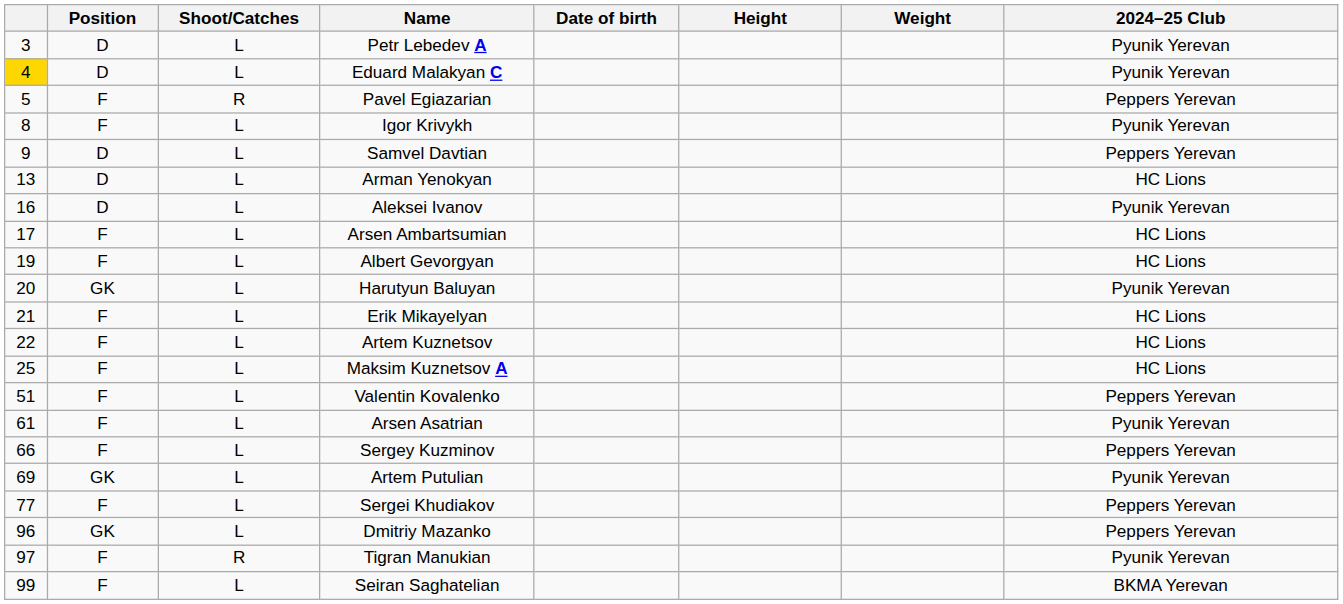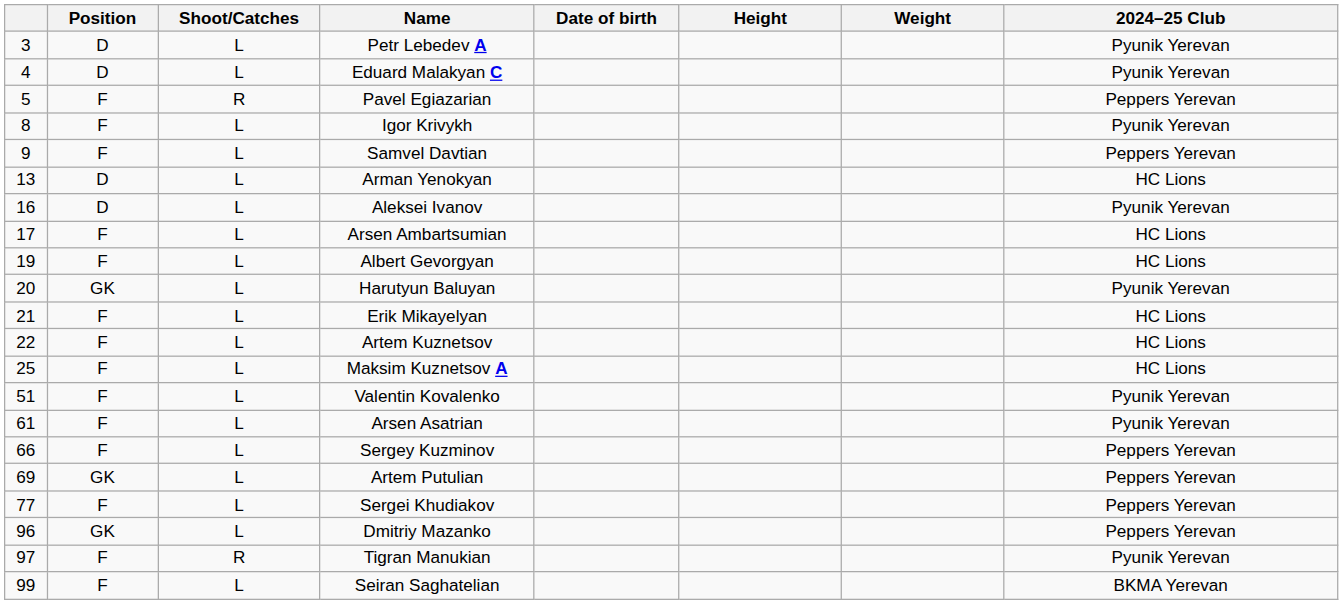(26, 72) gold background -> (26, 72) no background
(102, 153) D -> (102, 153) F
(1171, 396) Peppers Yerevan -> (1171, 396) Pyunik Yerevan
(1171, 477) Pyunik Yerevan -> (1171, 477) Peppers Yerevan
